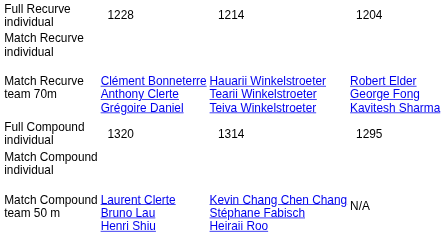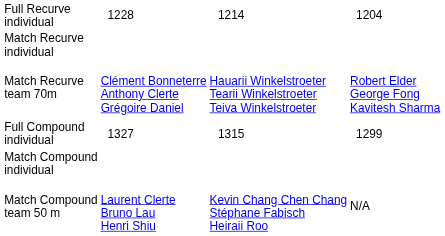(121, 134) 1320 -> (121, 134) 1327
(231, 134) 1314 -> (231, 134) 1315
(369, 134) 1295 -> (369, 134) 1299
